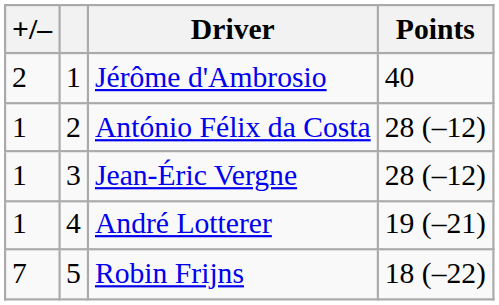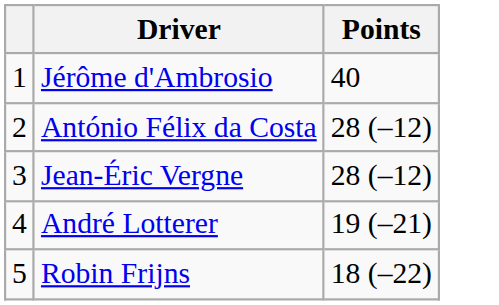- column: (32, 28)
